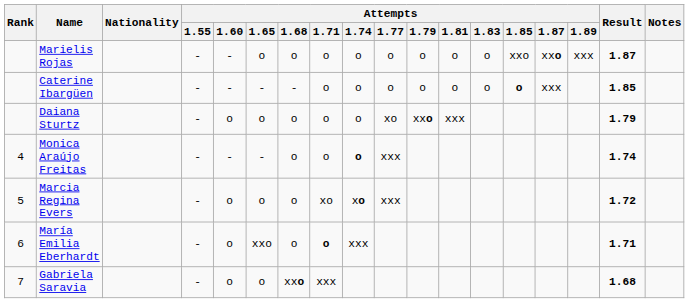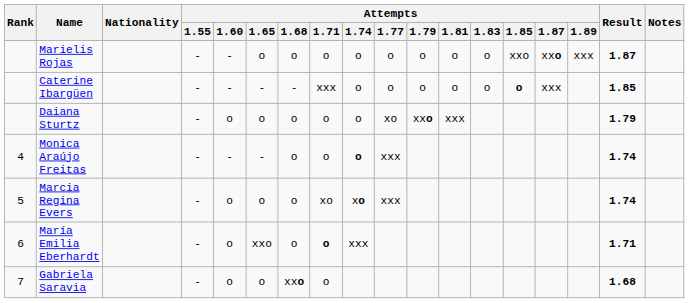(326, 88) o -> (326, 88) xxx
(622, 200) 1.72 -> (622, 200) 1.74
(326, 282) xxx -> (326, 282) o
